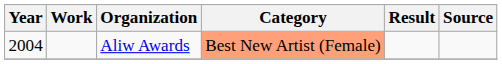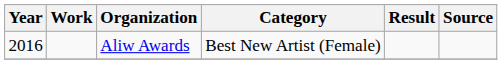(26, 45) 2004 -> (26, 45) 2016
(293, 45) lightsalmon background -> (293, 45) no background
